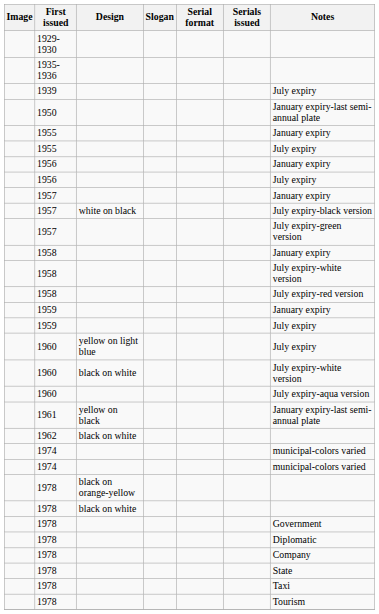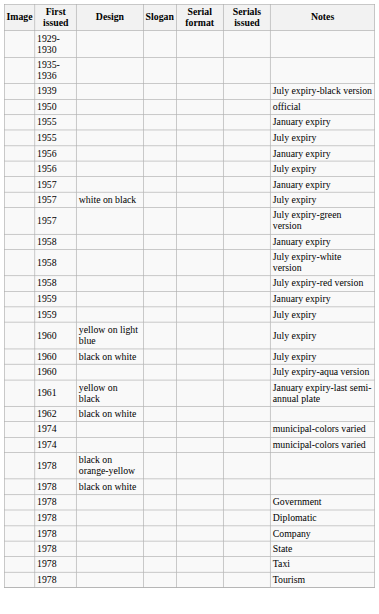(295, 91) July expiry -> (322, 91) July expiry-black version
(322, 112) January expiry-last semi-annual plate -> (287, 107) official
(322, 210) July expiry-black version -> (295, 199) July expiry
(307, 373) July expiry-white version -> (295, 356) July expiry
